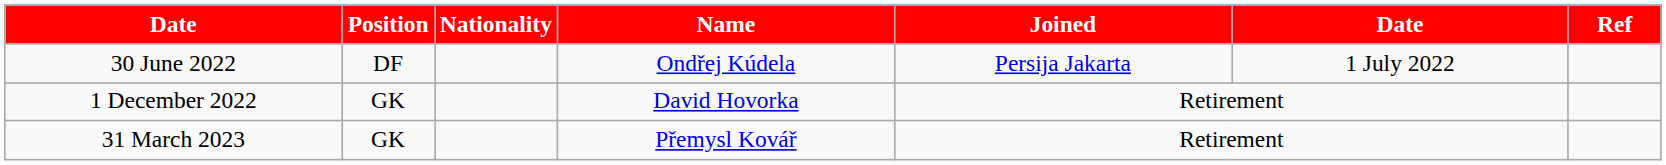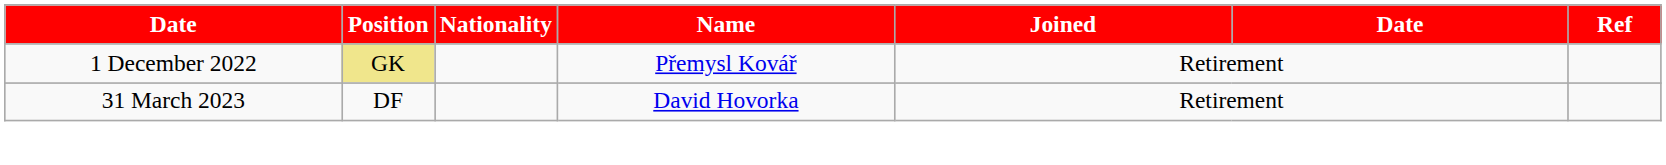- row: (173, 62)
(388, 101) no background -> (388, 62) khaki background
(726, 101) David Hovorka -> (726, 62) Přemysl Kovář
(388, 140) GK -> (388, 101) DF
(726, 140) Přemysl Kovář -> (726, 101) David Hovorka
